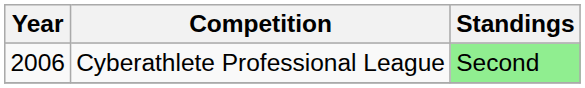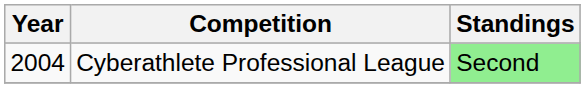(38, 62) 2006 -> (38, 62) 2004
